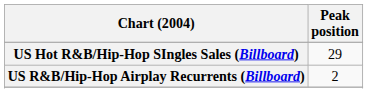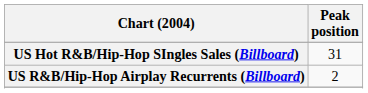(335, 53) 29 -> (335, 53) 31
